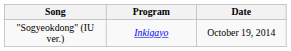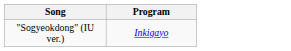- column: (241, 12)
